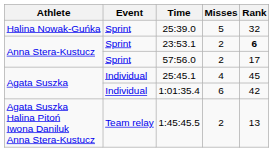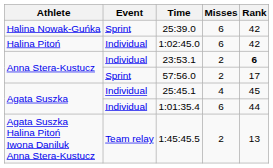(221, 28) 5 -> (221, 28) 6
(254, 28) 32 -> (254, 28) 42
+ row: (179, 44)
(118, 44) Sprint -> (126, 60) Individual
(254, 91) 42 -> (254, 107) 44
